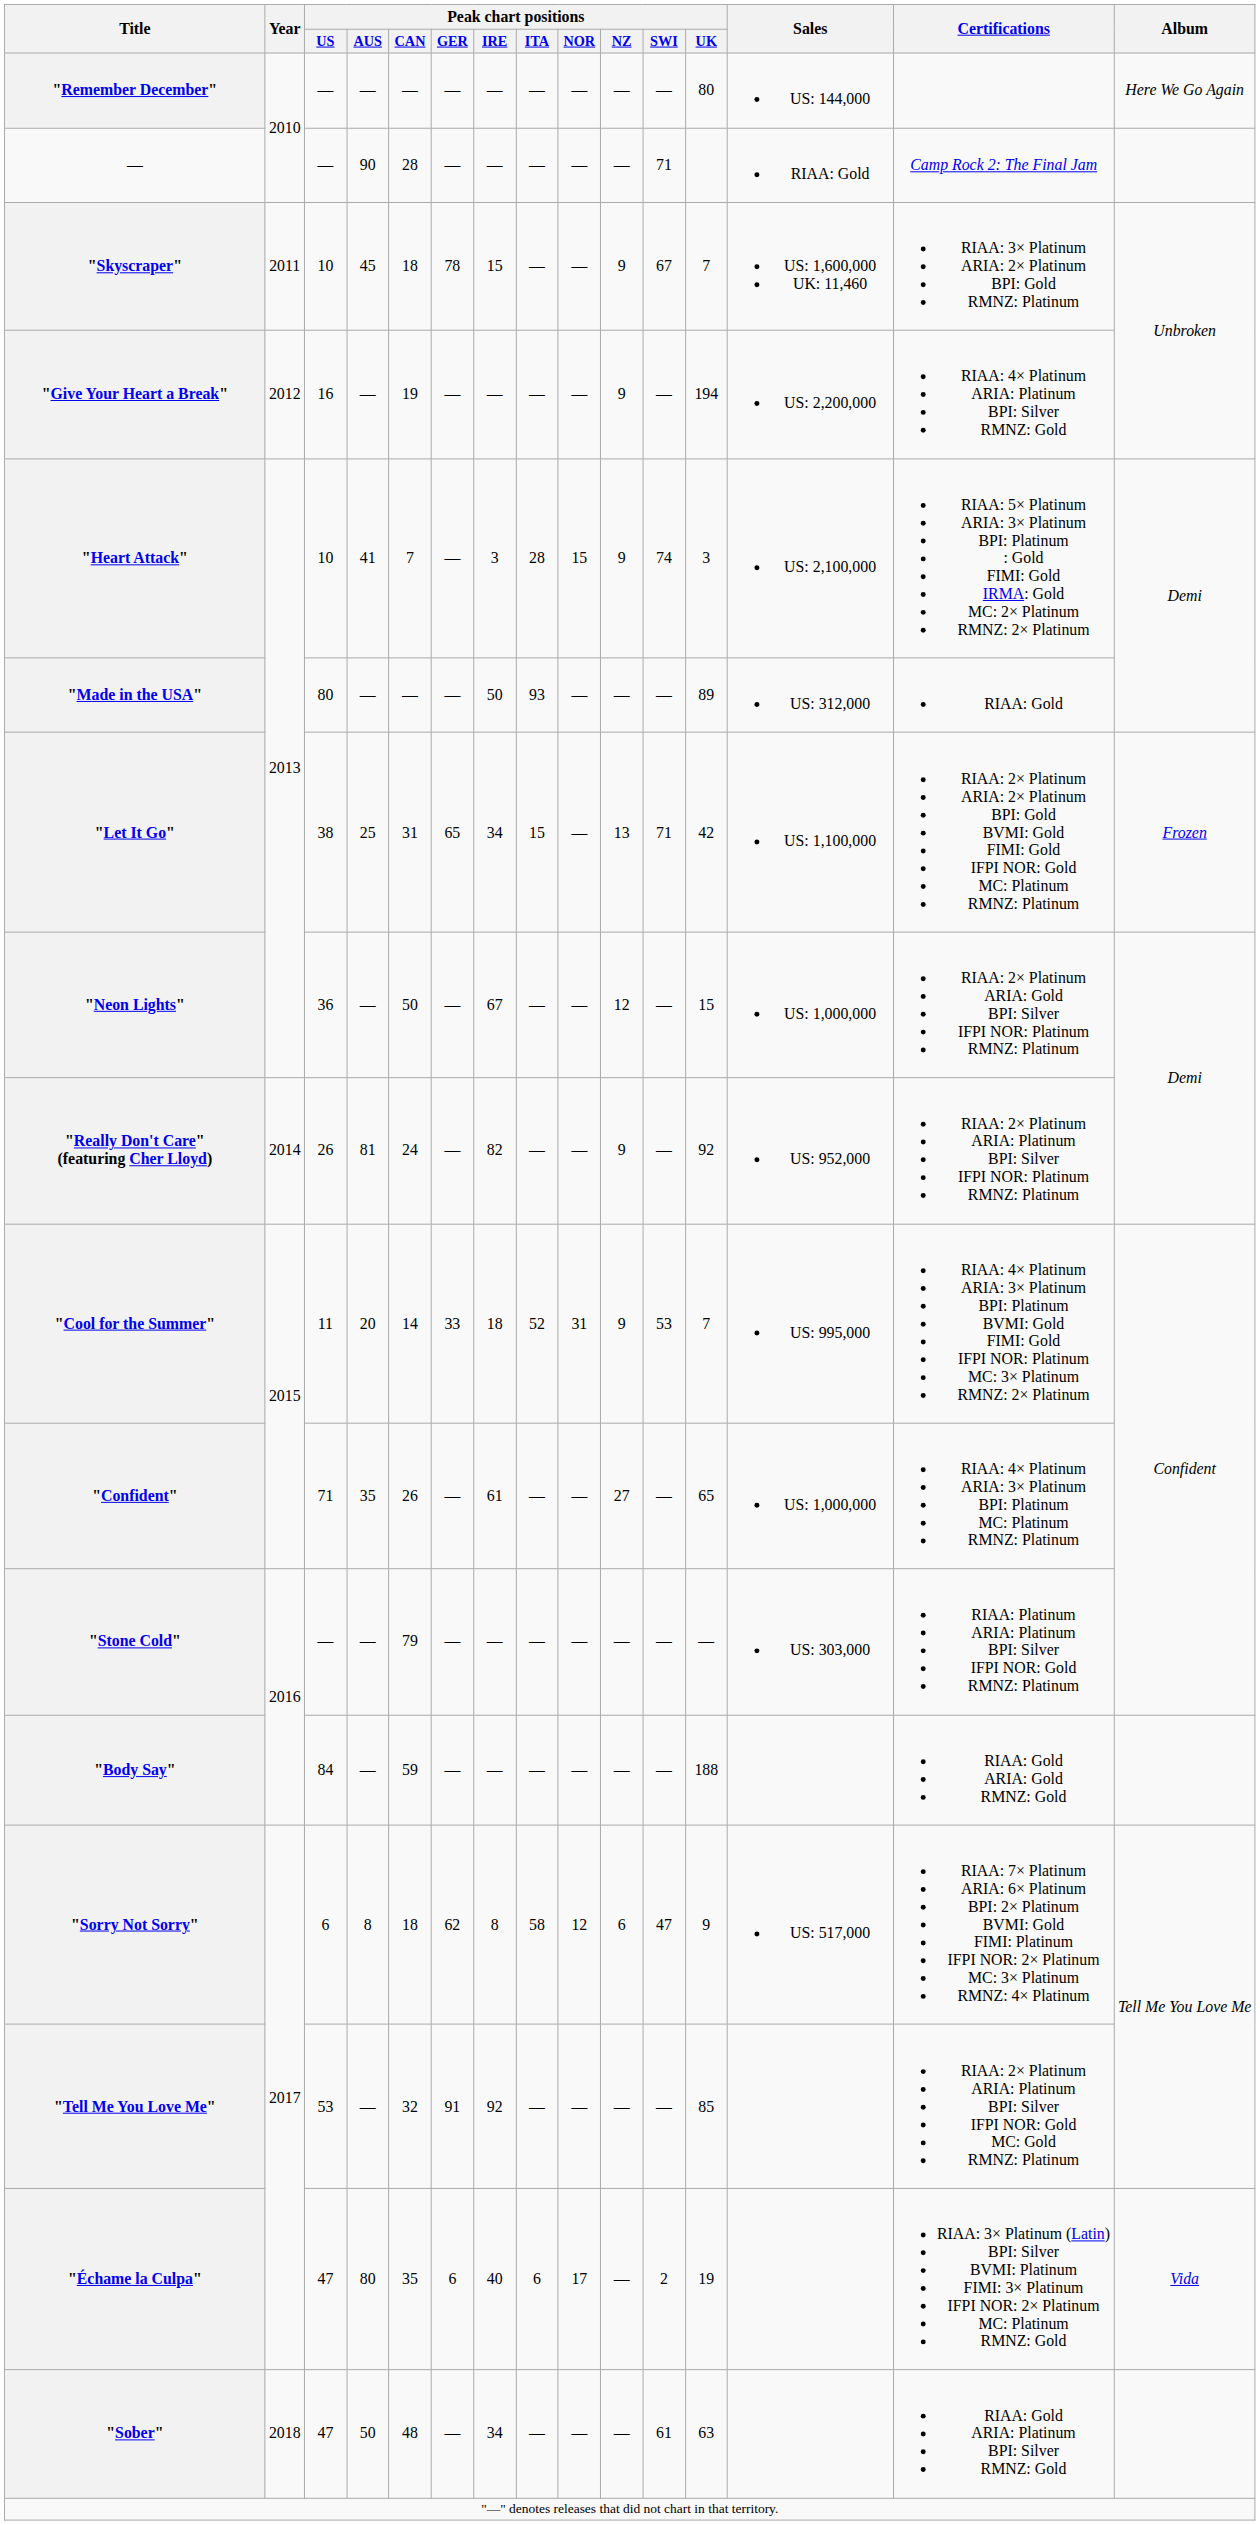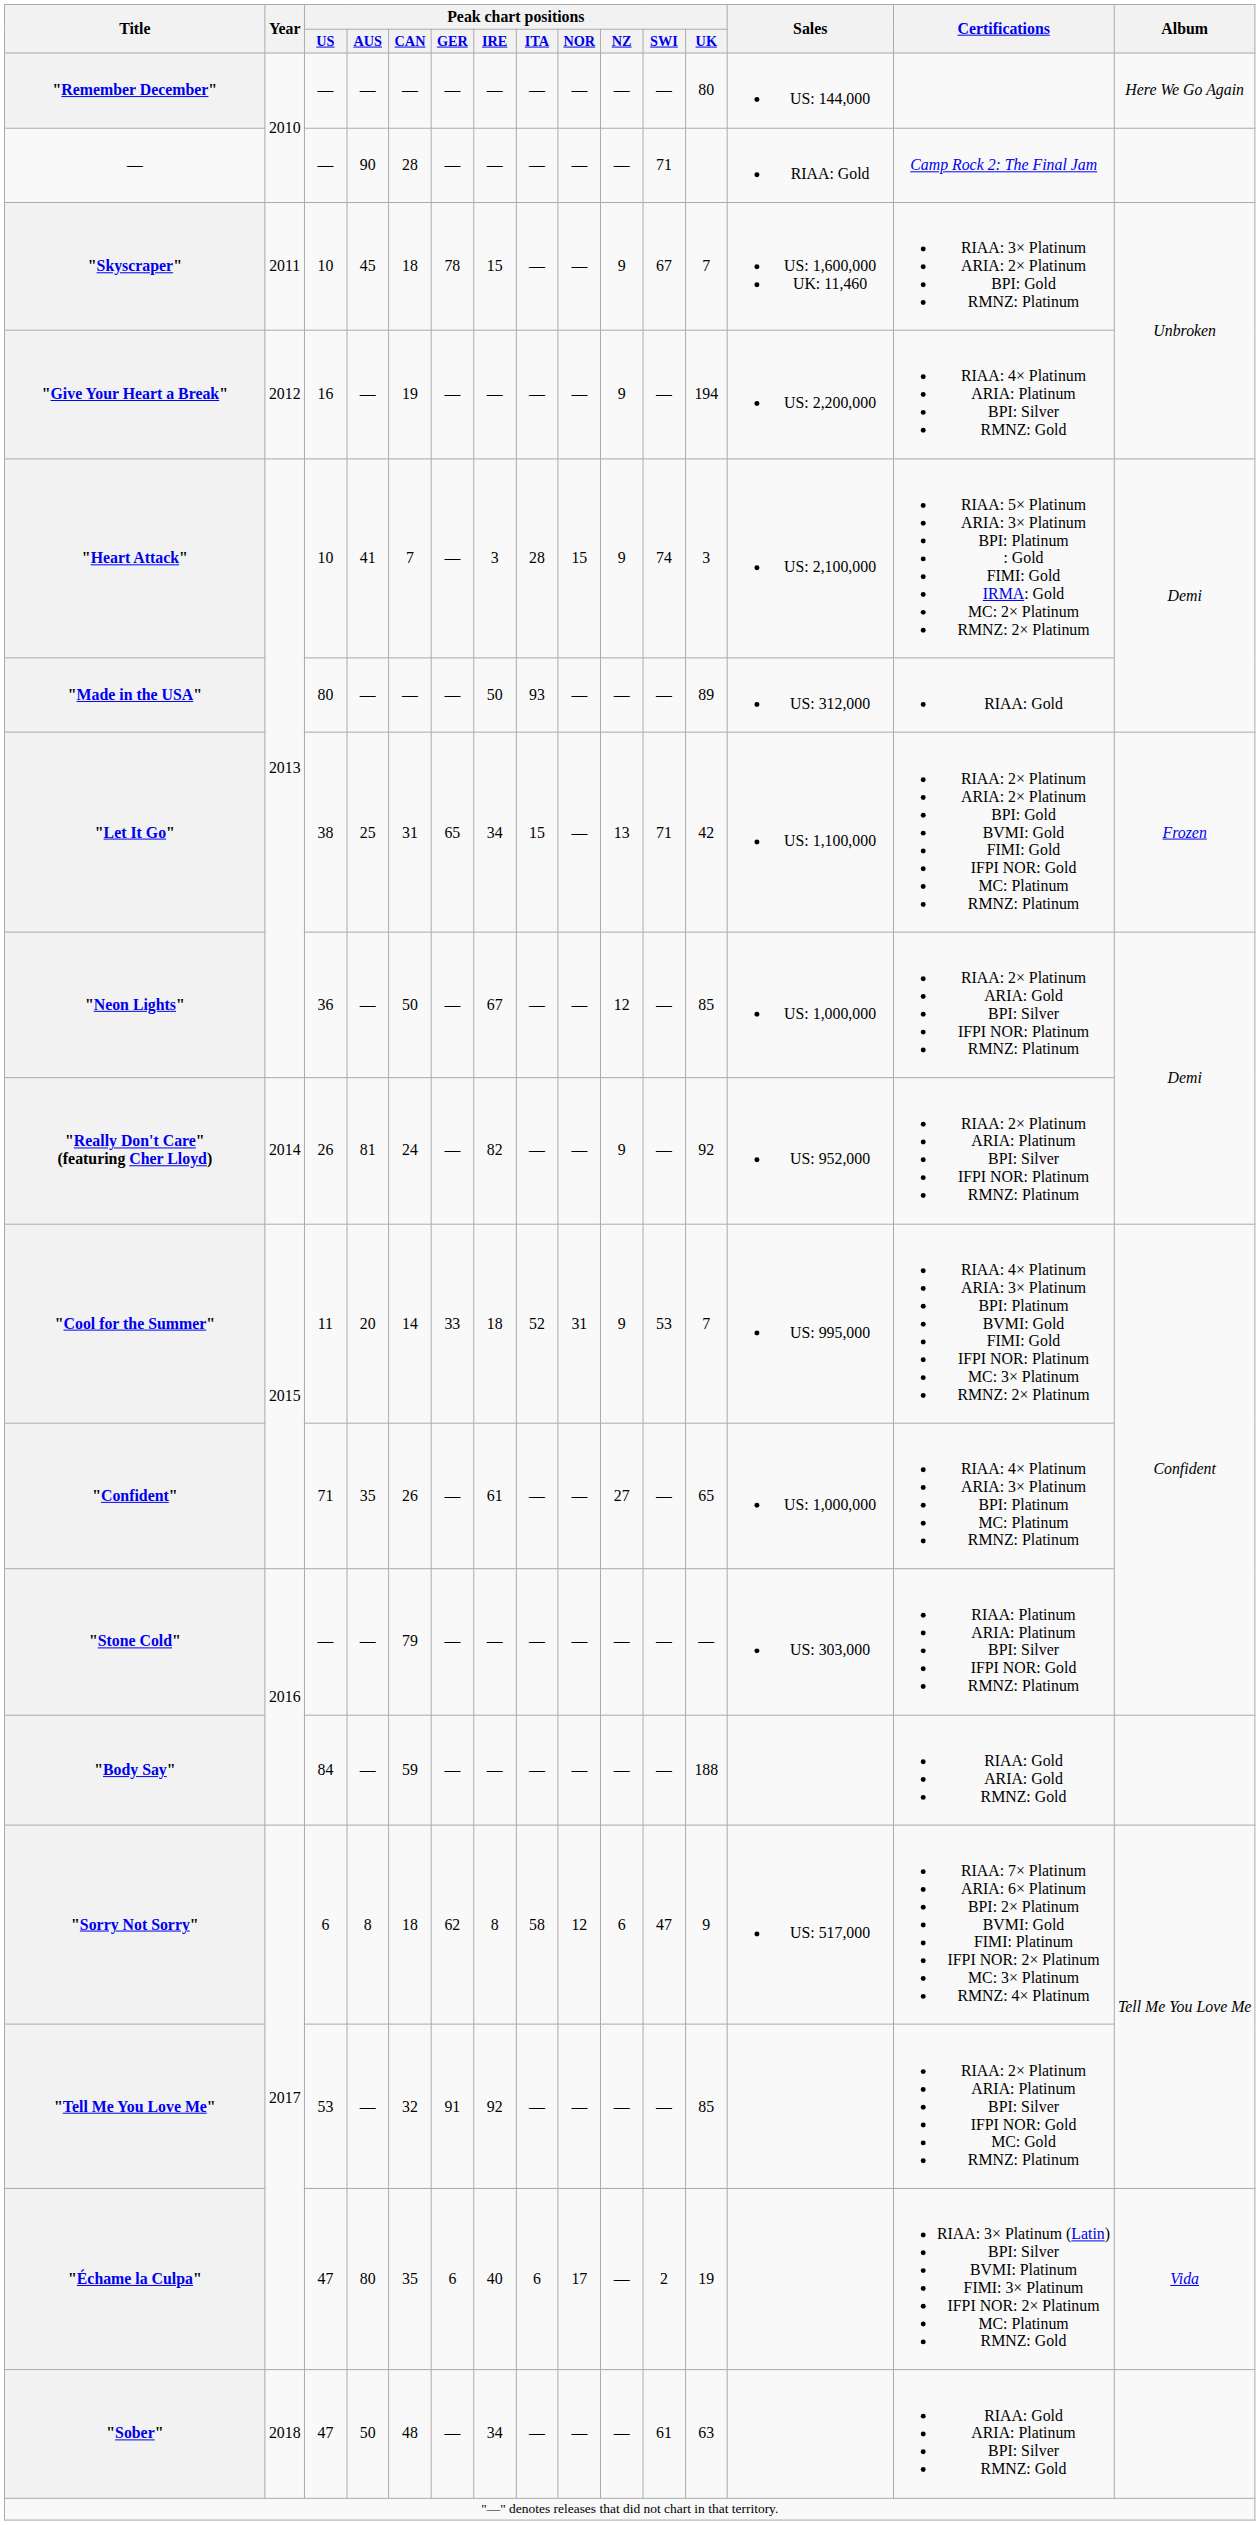(706, 1004) 15 -> (706, 1004) 85
